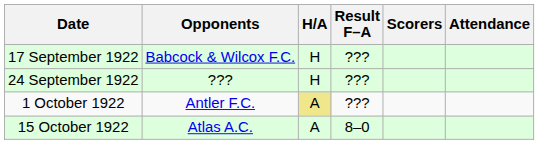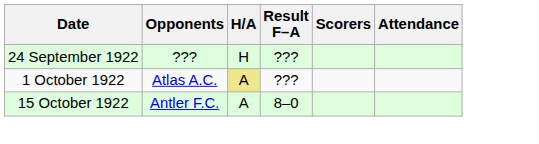- row: (73, 56)
(220, 103) Antler F.C. -> (185, 80) Atlas A.C.
(220, 127) Atlas A.C. -> (185, 103) Antler F.C.
